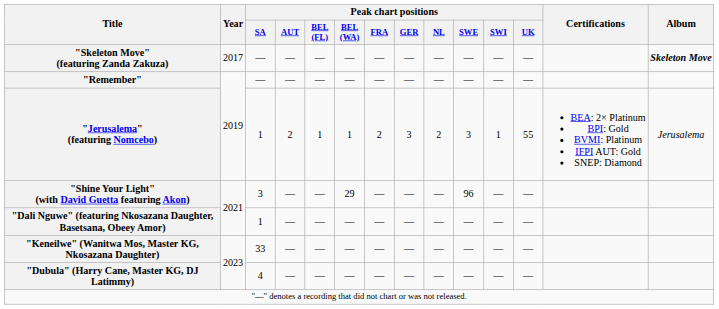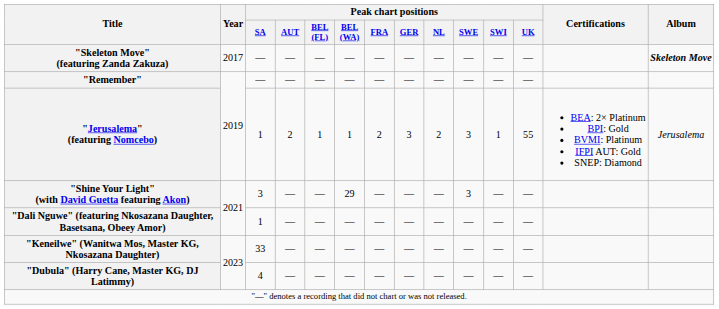(469, 194) 96 -> (469, 194) 3
